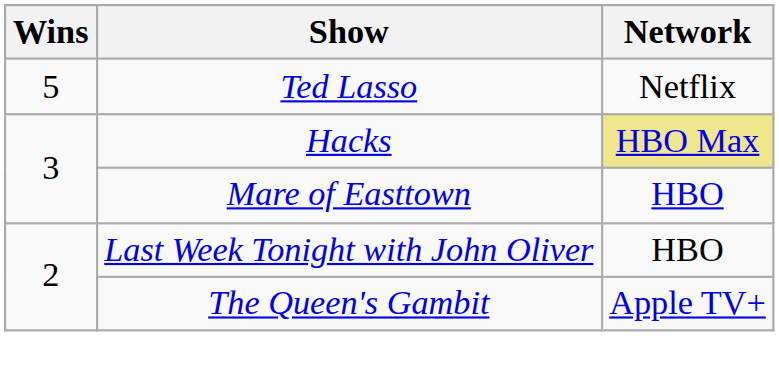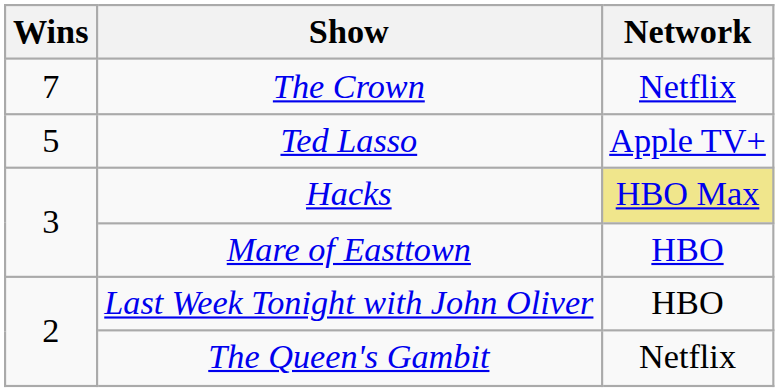+ row: (349, 85)
(688, 85) Netflix -> (688, 140) Apple TV+
(688, 303) Apple TV+ -> (688, 357) Netflix
